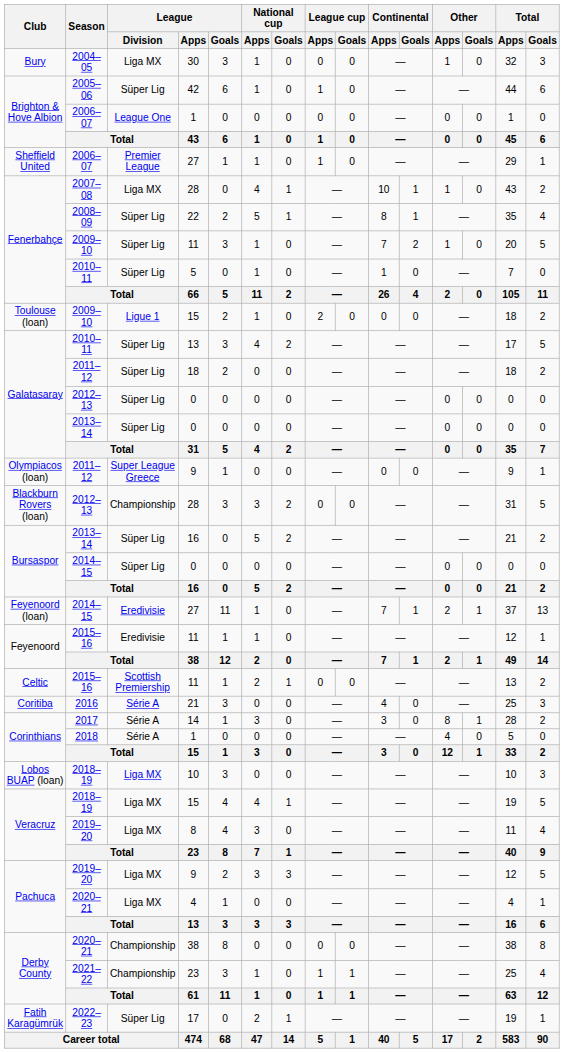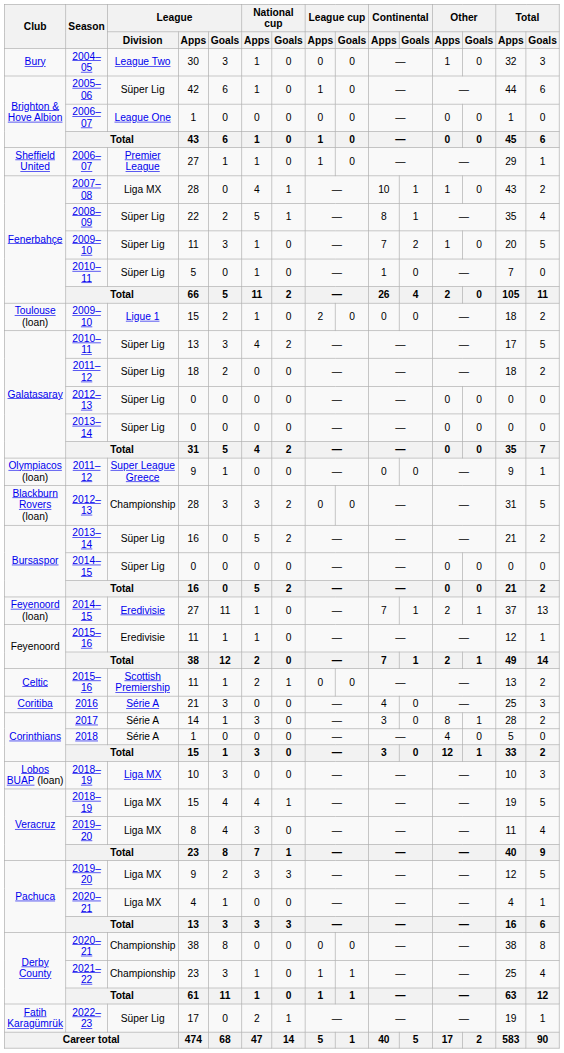(143, 62) Liga MX -> (143, 62) League Two
